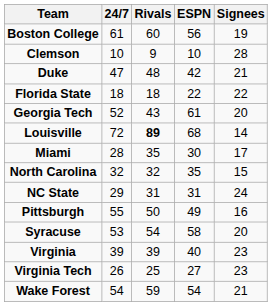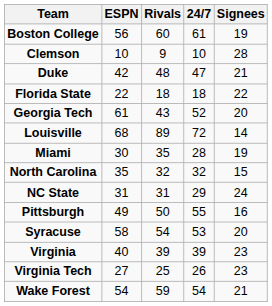columns swapped: (194, 14) <-> (117, 14)
(153, 133) bold -> (163, 133) normal
(241, 152) 17 -> (241, 152) 19
